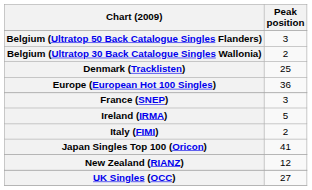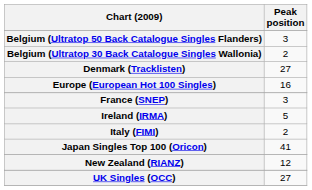(285, 69) 25 -> (285, 69) 27
(285, 85) 36 -> (285, 85) 16
